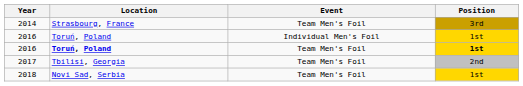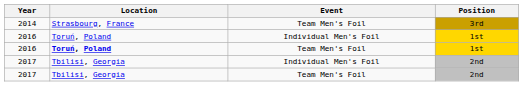(477, 49) bold -> (477, 49) normal
+ row: (27, 62)
- row: (27, 74)
